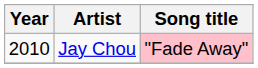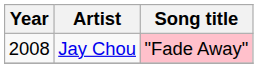(29, 48) 2010 -> (29, 48) 2008
